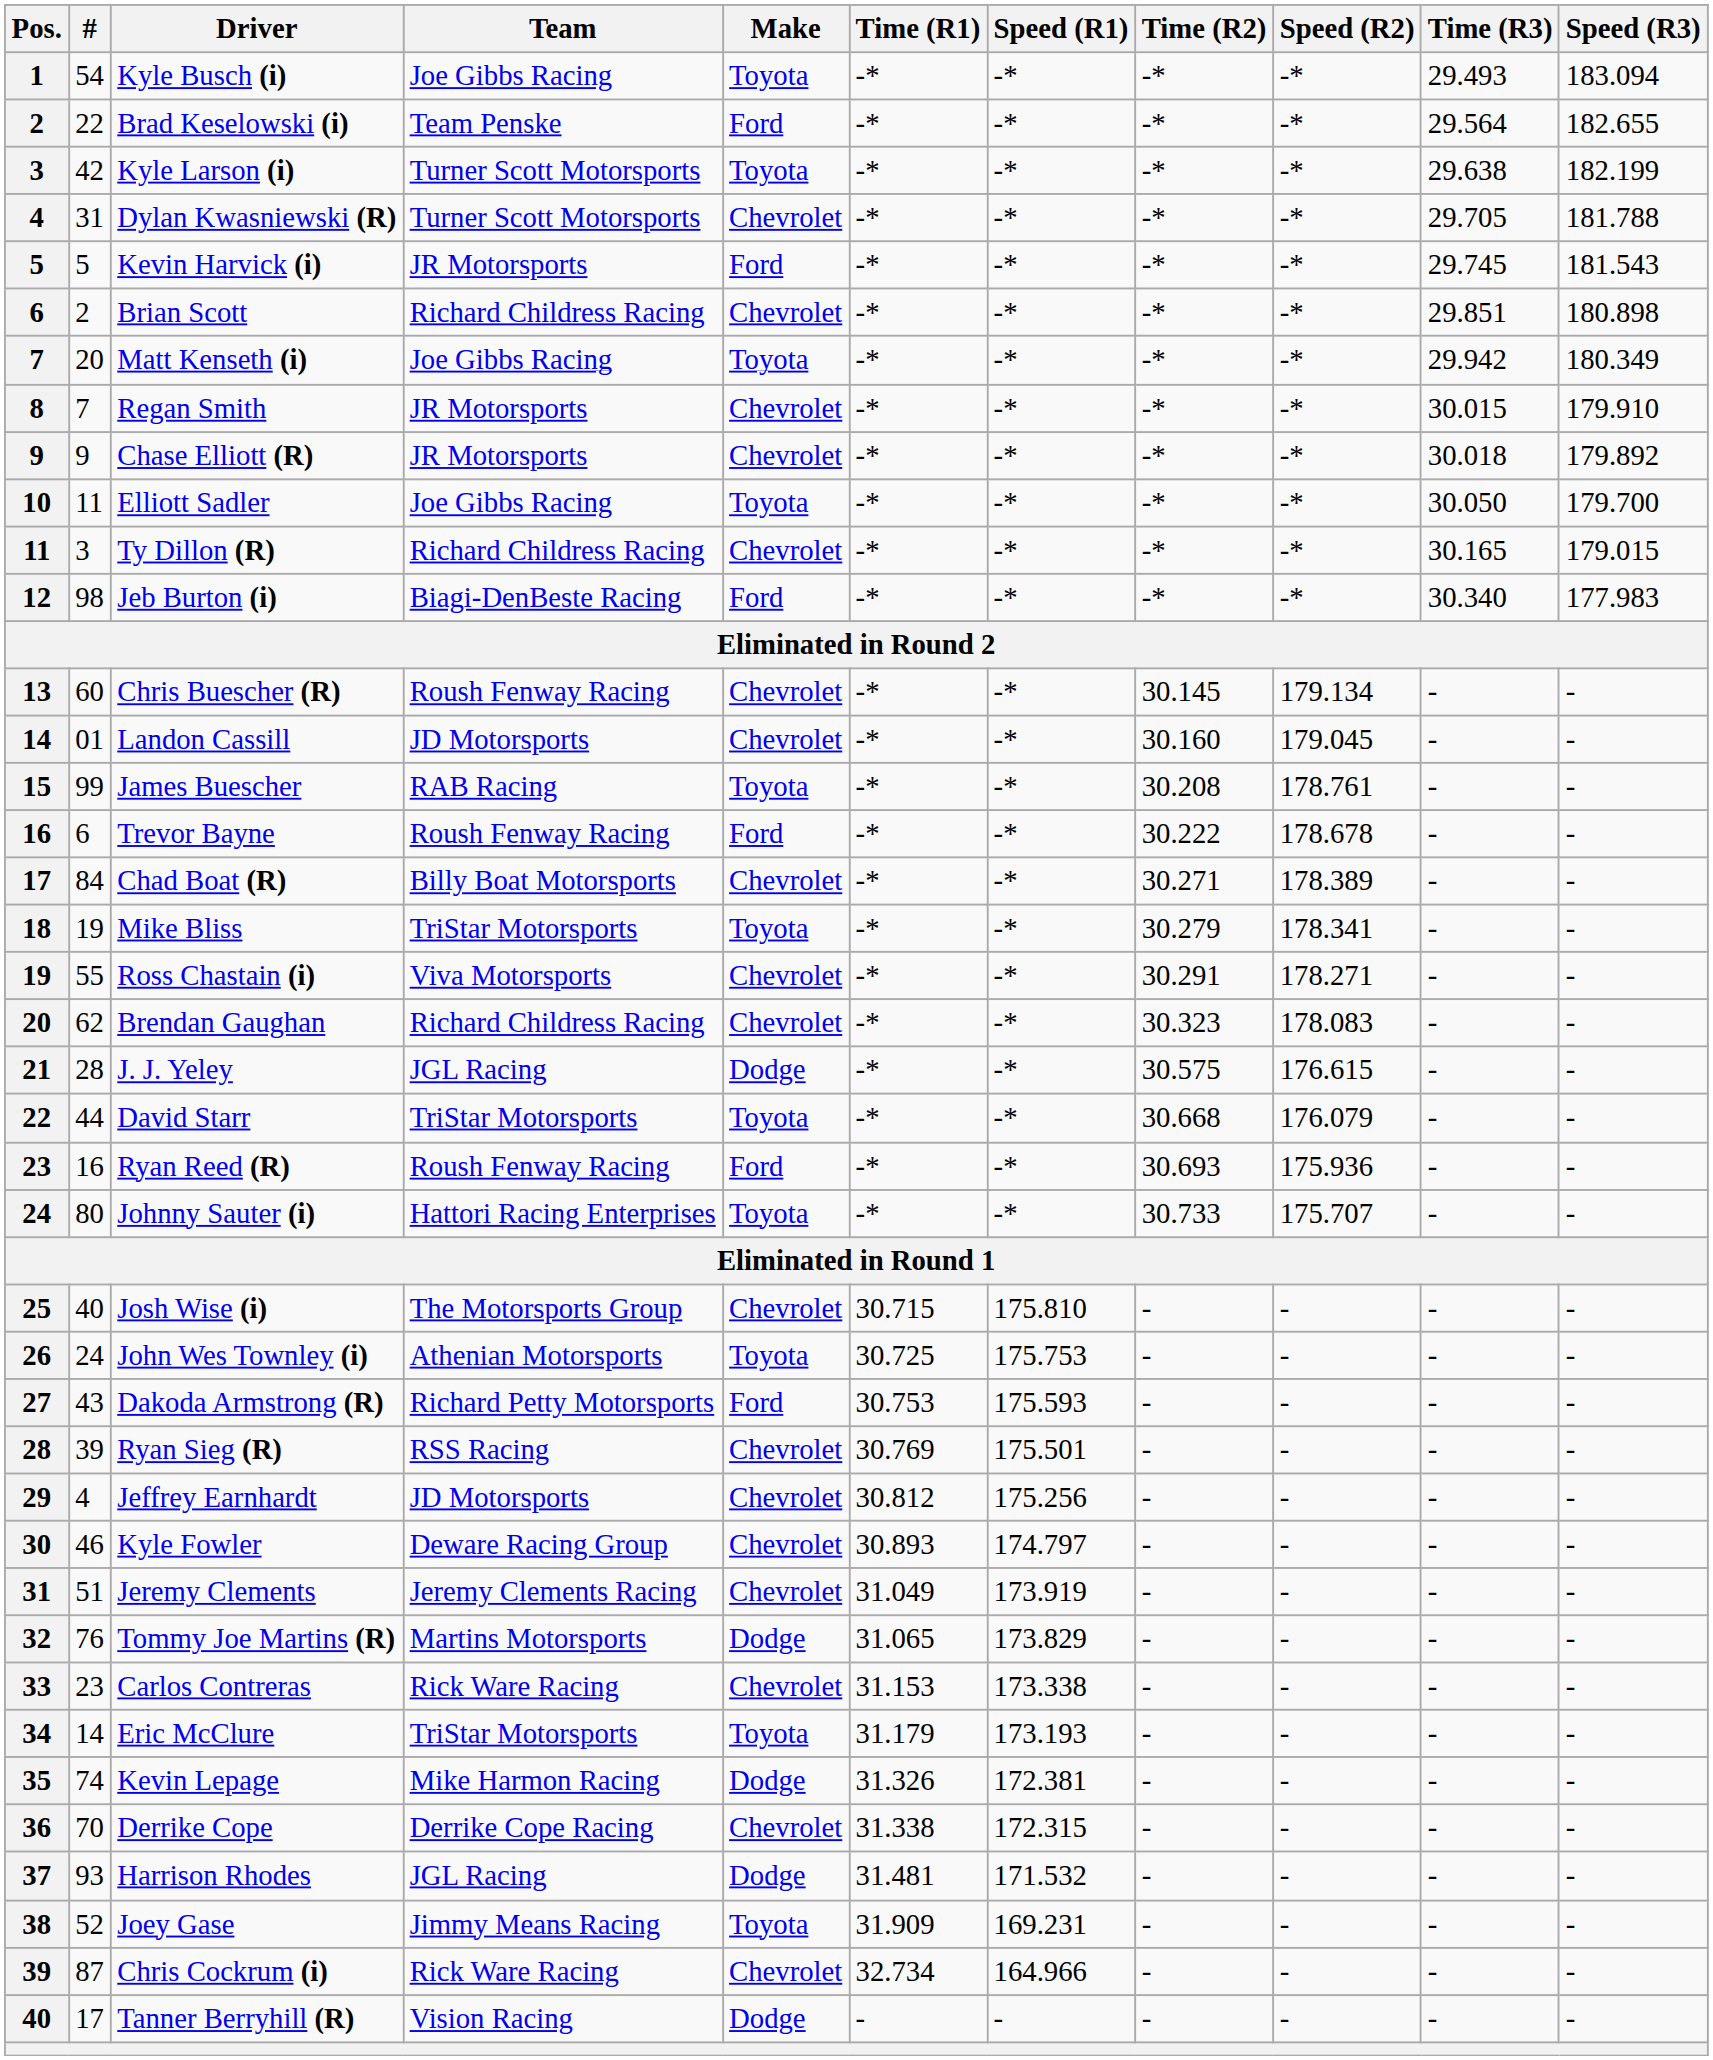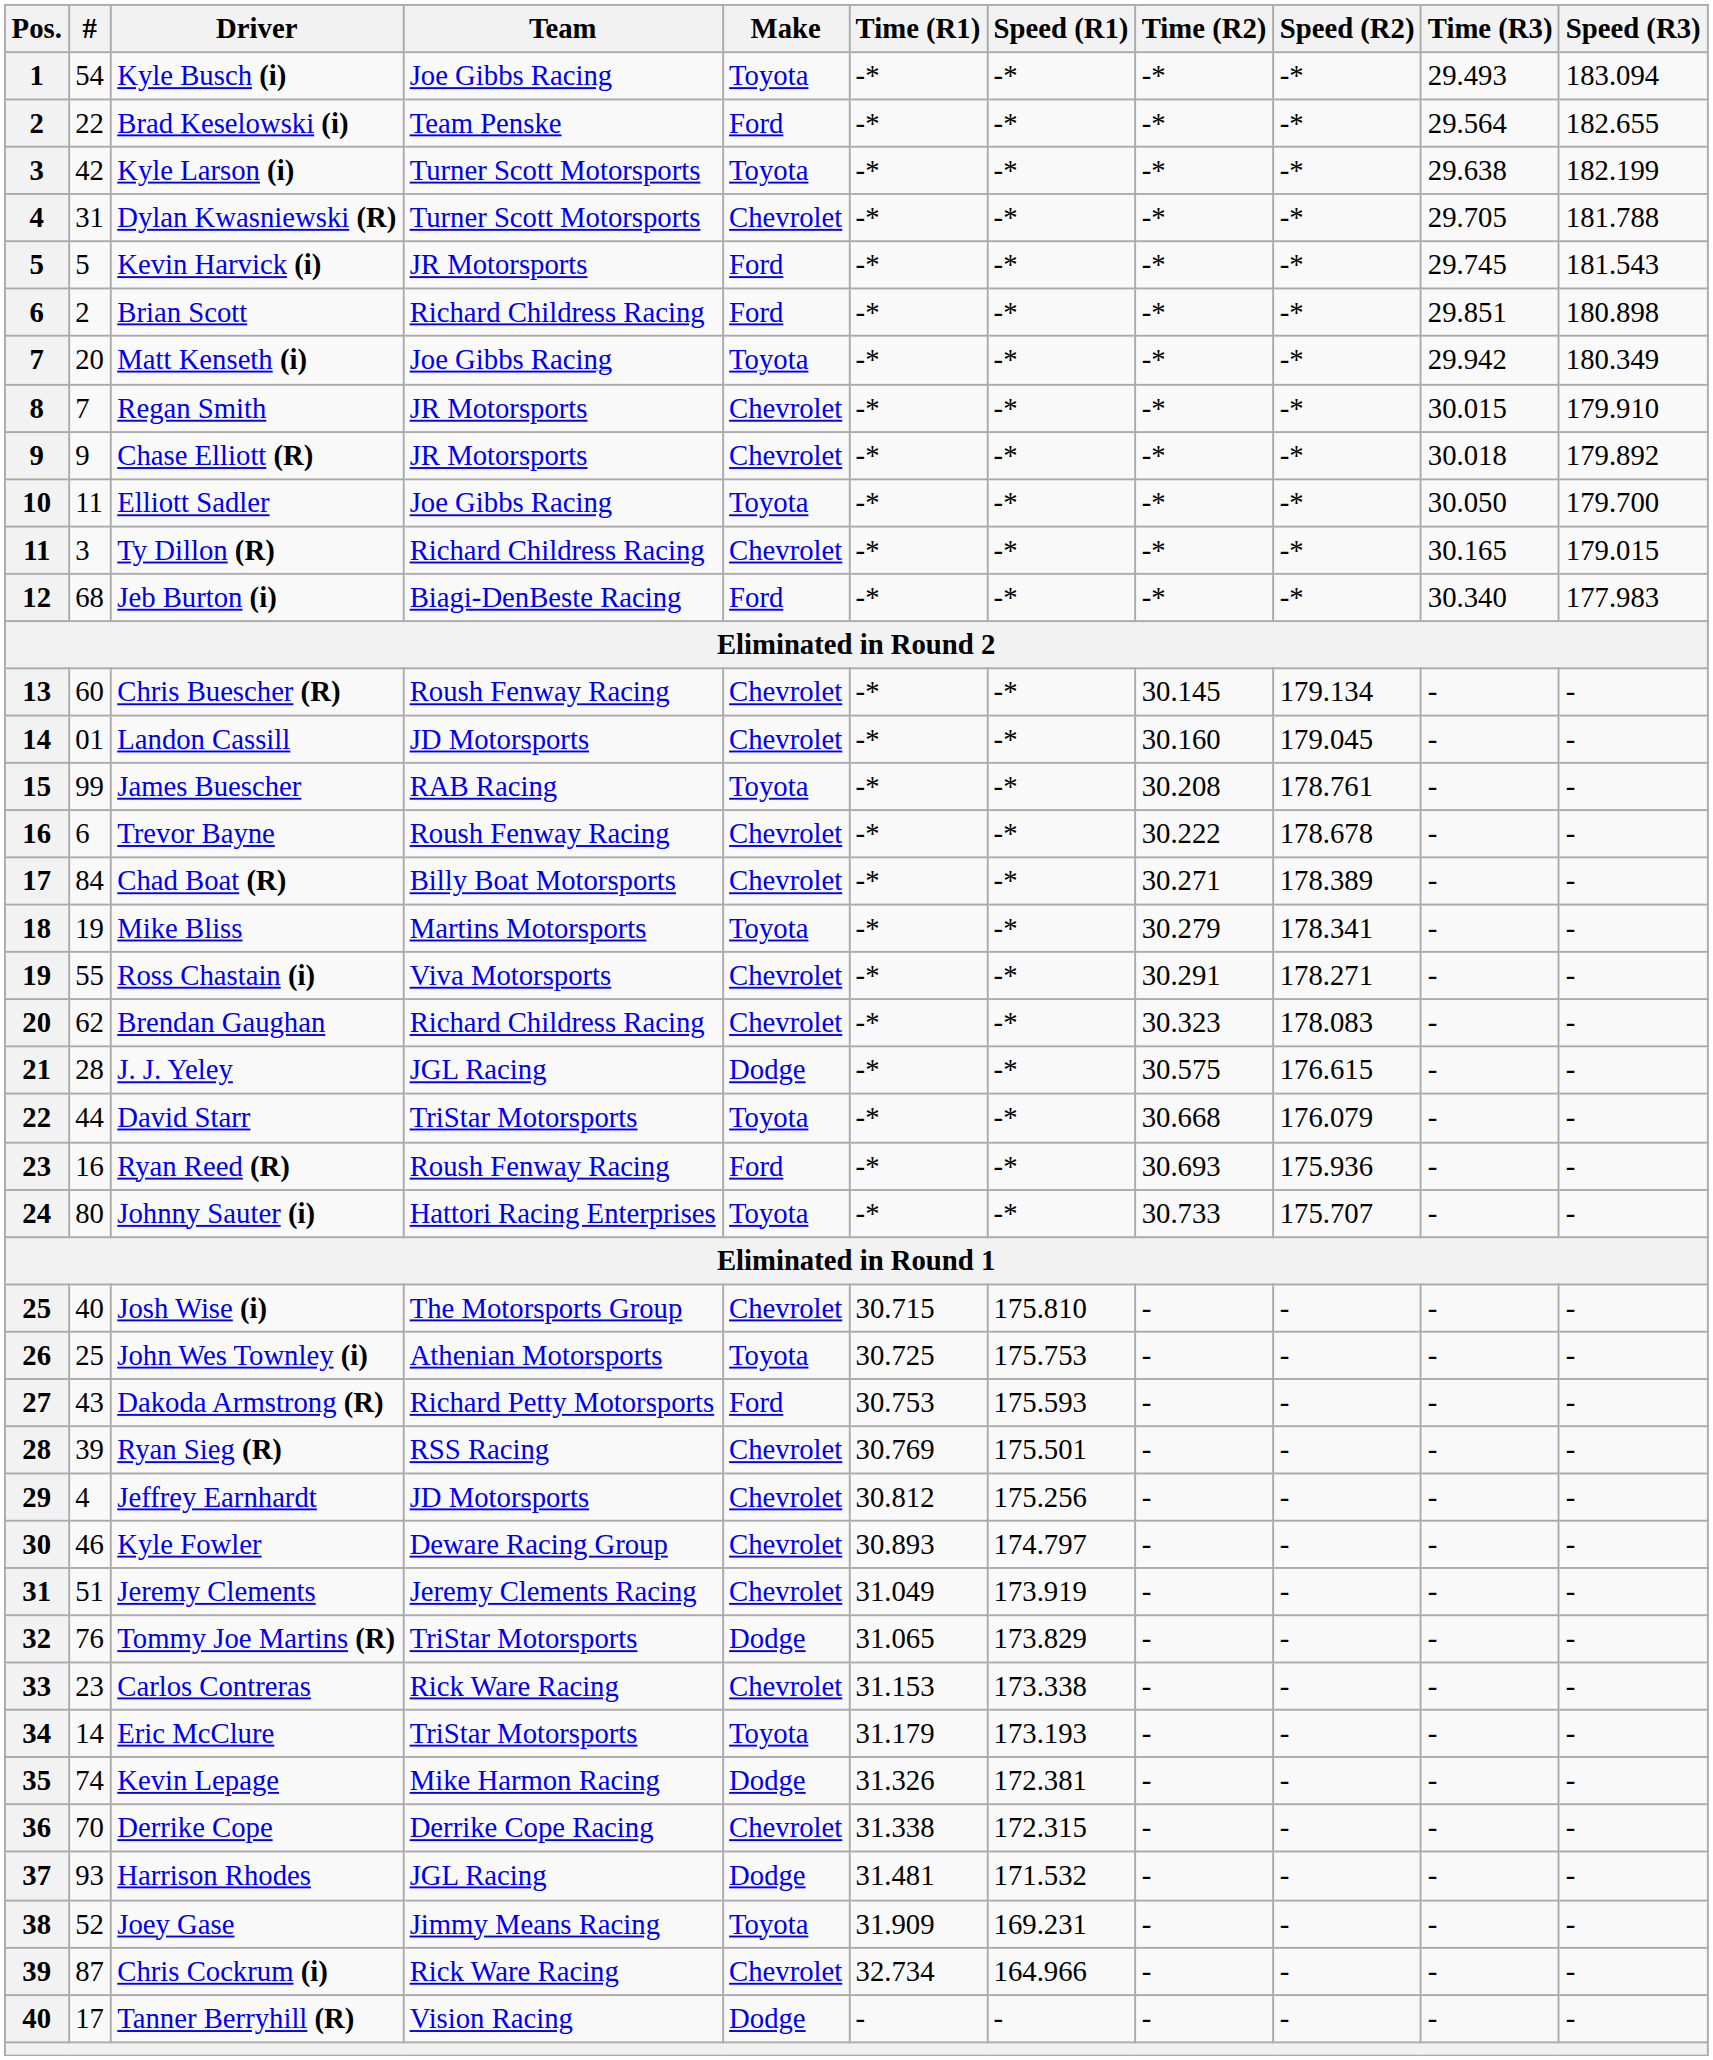(786, 312) Chevrolet -> (756, 312) Ford
(90, 596) 98 -> (90, 596) 68
(756, 833) Ford -> (786, 833) Chevrolet
(524, 928) TriStar Motorsports -> (528, 928) Martins Motorsports
(90, 1354) 24 -> (90, 1354) 25
(528, 1638) Martins Motorsports -> (524, 1638) TriStar Motorsports
